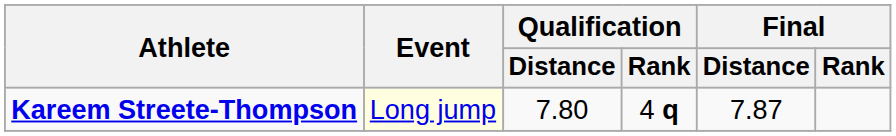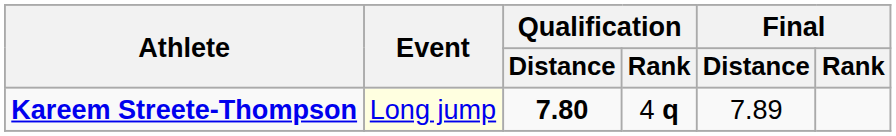(562, 110) normal -> (562, 110) bold
(756, 110) 7.87 -> (756, 110) 7.89
